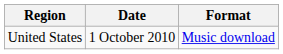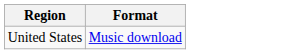- column: (132, 15)
